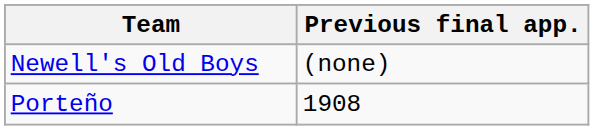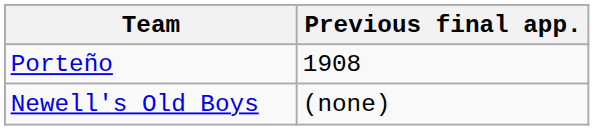rows swapped: (62, 104) <-> (135, 64)
